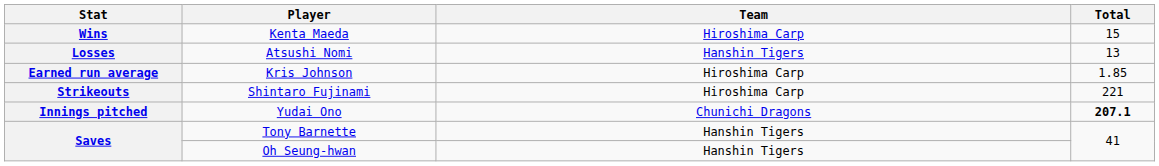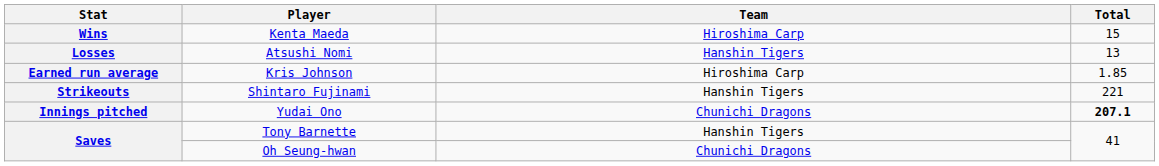(754, 92) Hiroshima Carp -> (754, 92) Hanshin Tigers
(754, 151) Hanshin Tigers -> (754, 151) Chunichi Dragons
